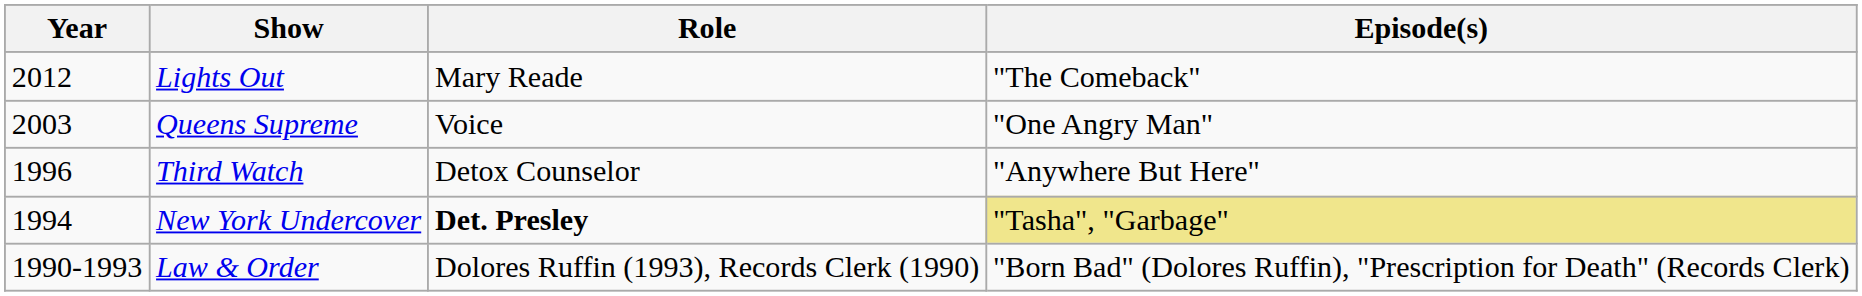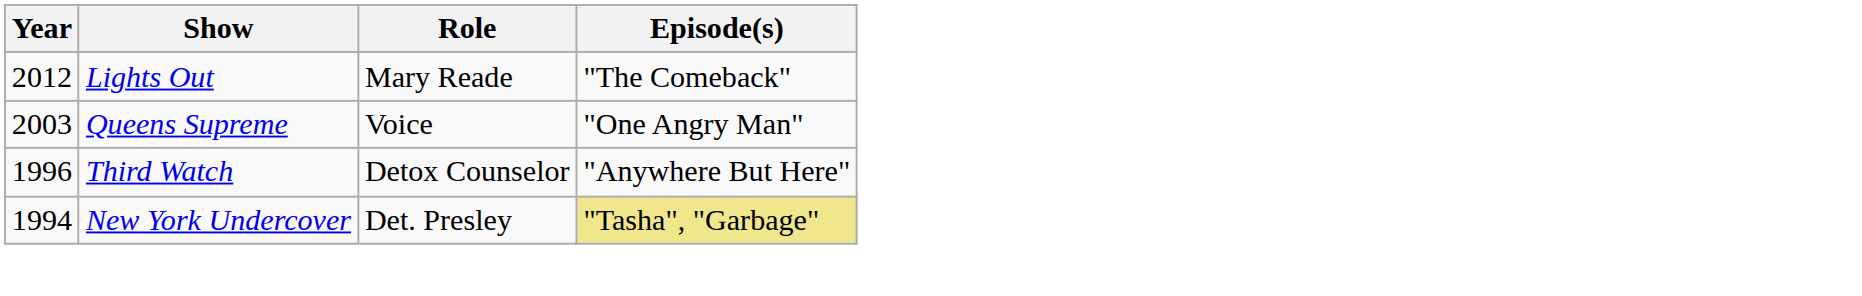(512, 219) bold -> (438, 219) normal
- row: (237, 266)
